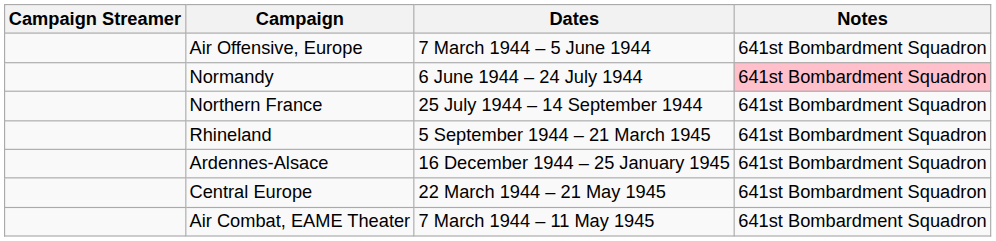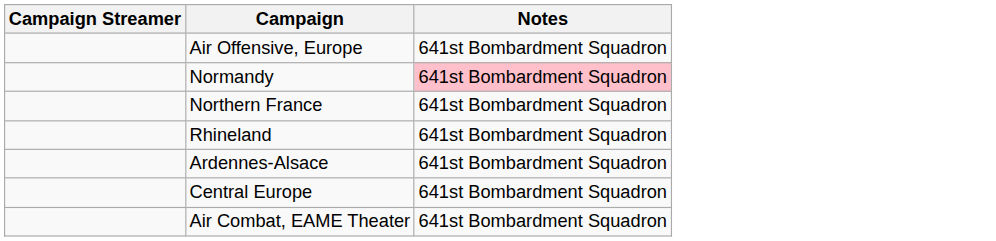- column: (574, 18)
